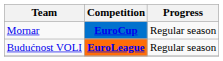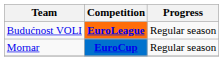rows swapped: (44, 47) <-> (23, 30)
